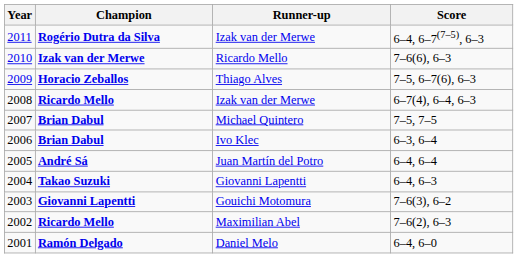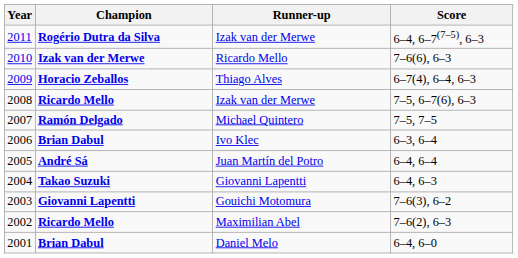(435, 79) 7–5, 6–7(6), 6–3 -> (435, 79) 6–7(4), 6–4, 6–3
(435, 100) 6–7(4), 6–4, 6–3 -> (435, 100) 7–5, 6–7(6), 6–3
(71, 120) Brian Dabul -> (80, 120) Ramón Delgado
(80, 243) Ramón Delgado -> (71, 243) Brian Dabul
